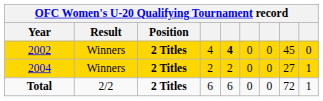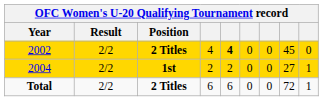(106, 50) Winners -> (106, 50) 2/2
(106, 68) Winners -> (106, 68) 2/2
(169, 68) 2 Titles -> (169, 68) 1st
